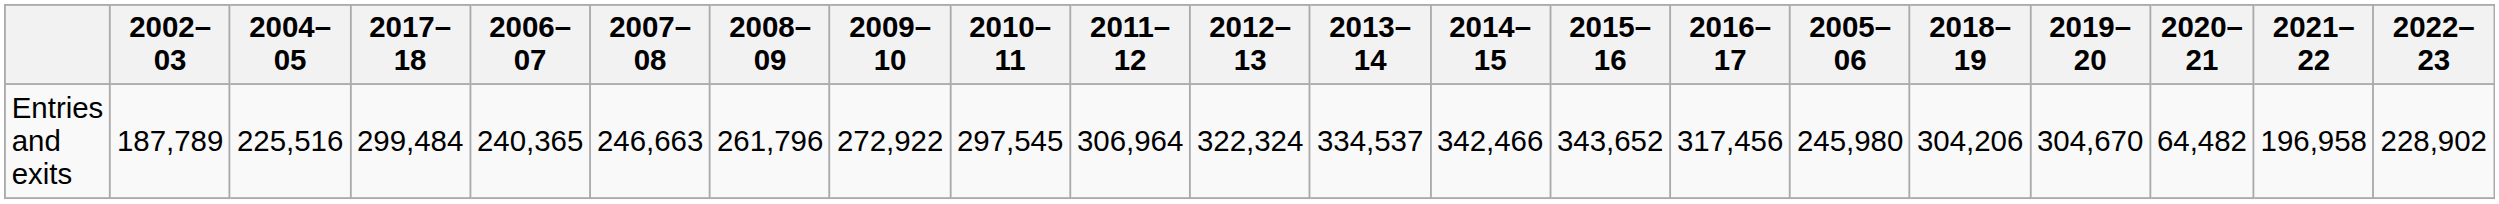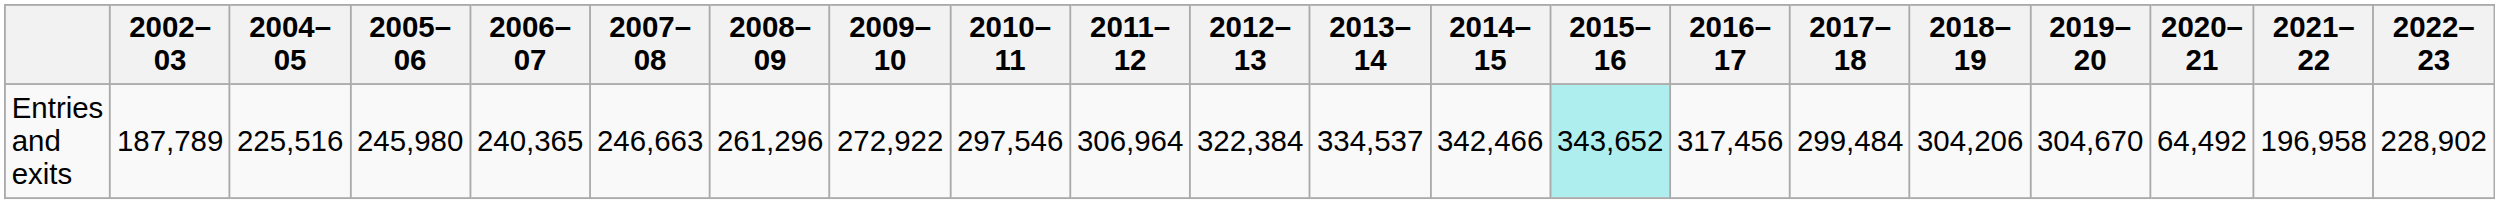columns swapped: (1850, 44) <-> (410, 44)
(770, 140) 261,796 -> (770, 140) 261,296
(1010, 140) 297,545 -> (1010, 140) 297,546
(1250, 140) 322,324 -> (1250, 140) 322,384
(1610, 140) no background -> (1610, 140) paleturquoise background
(2202, 140) 64,482 -> (2202, 140) 64,492
